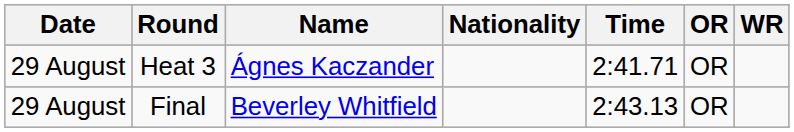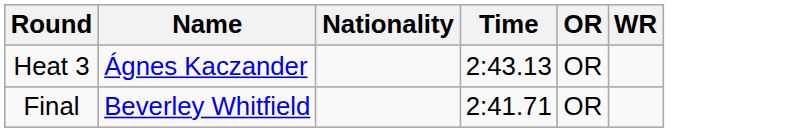- column: (68, 24)
(635, 65) 2:41.71 -> (509, 65) 2:43.13
(635, 106) 2:43.13 -> (509, 106) 2:41.71
